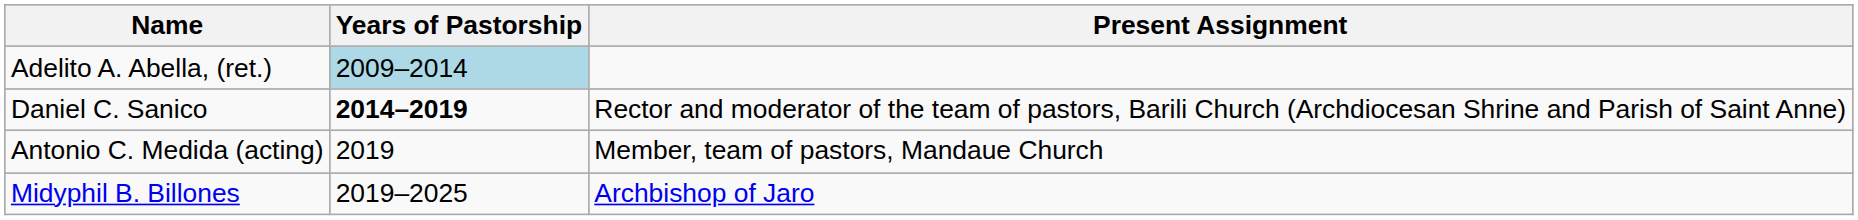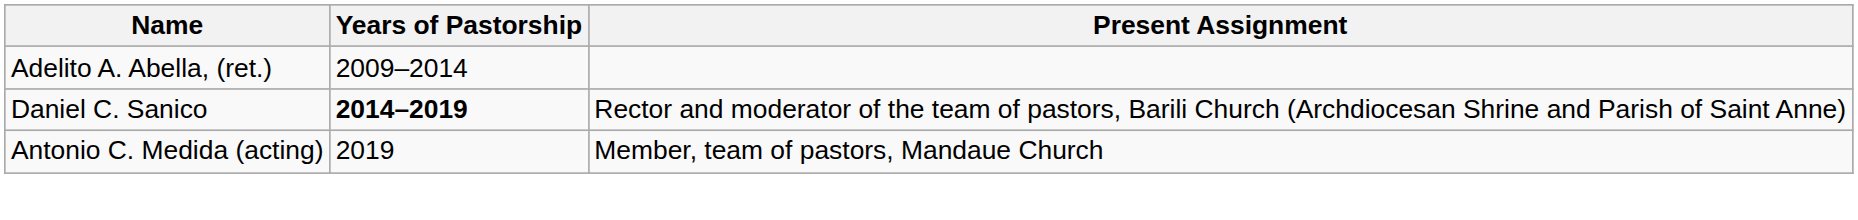(402, 67) lightblue background -> (402, 67) no background
- row: (125, 192)
